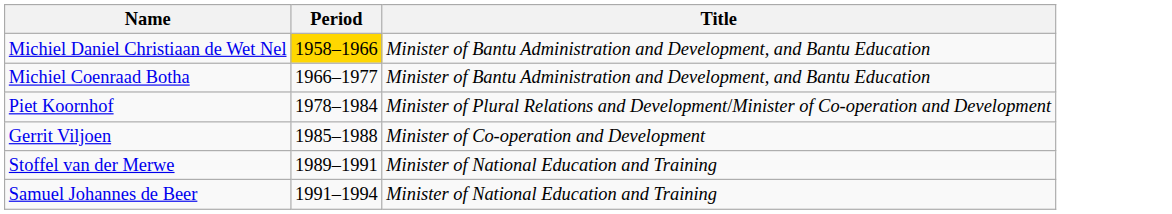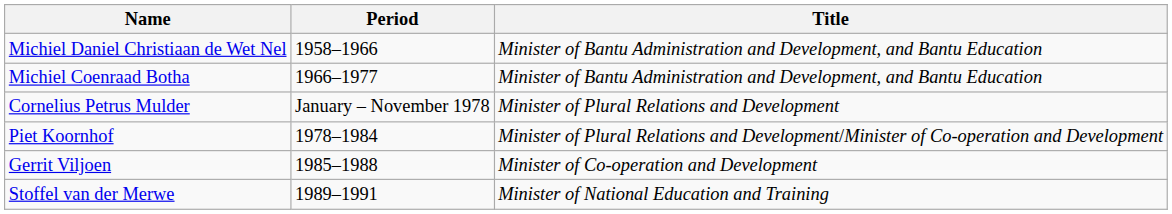(336, 48) gold background -> (336, 48) no background
+ row: (99, 106)
- row: (103, 194)
